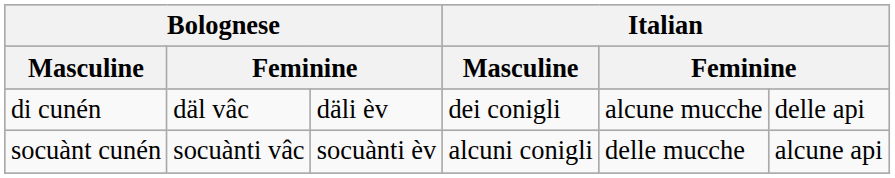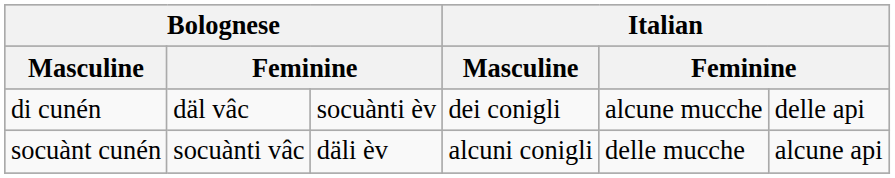(352, 109) däli èv -> (377, 109) socuànti èv
(377, 151) socuànti èv -> (352, 151) däli èv
